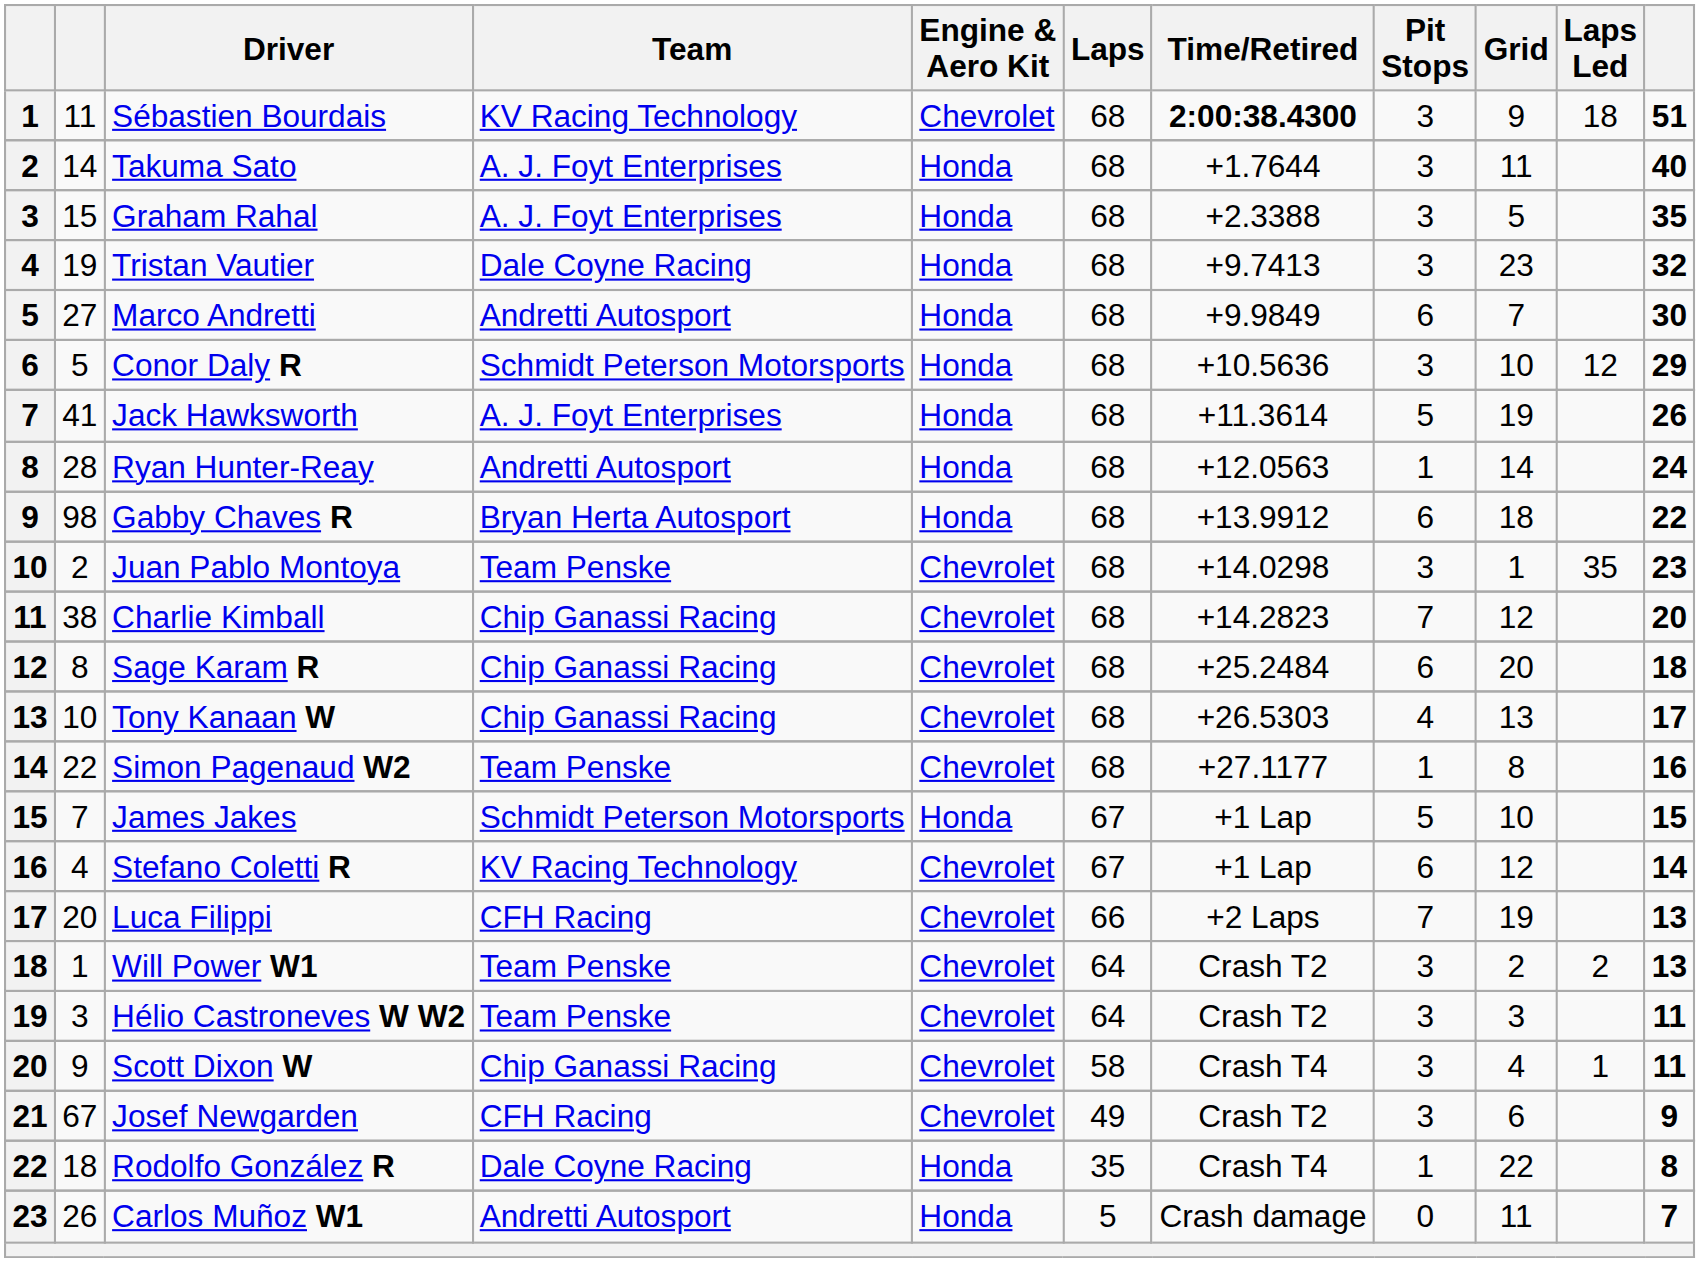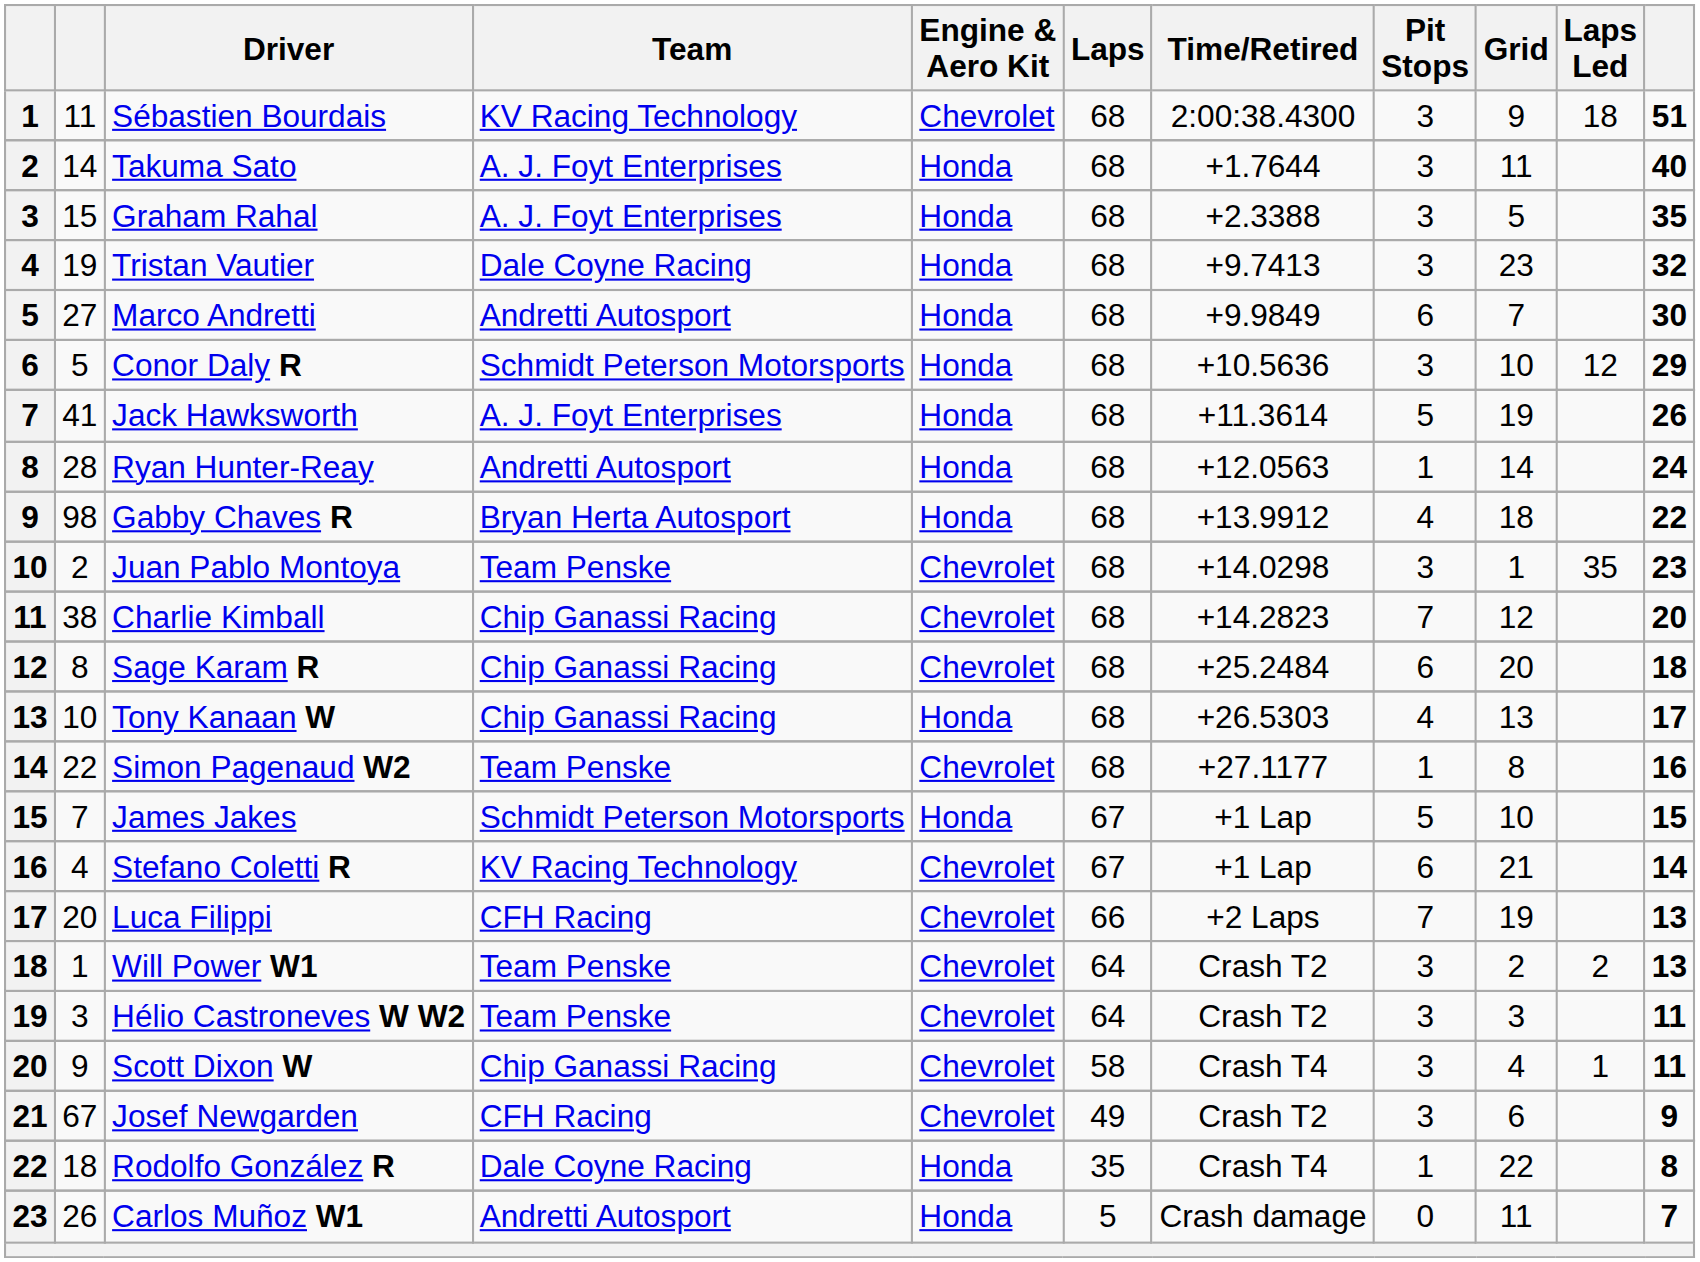(1263, 116) bold -> (1263, 116) normal
(1425, 516) 6 -> (1425, 516) 4
(987, 716) Chevrolet -> (966, 716) Honda
(1516, 866) 12 -> (1516, 866) 21
